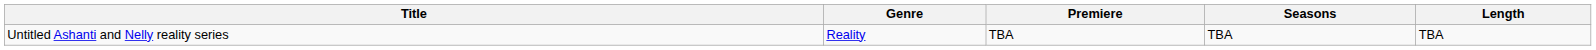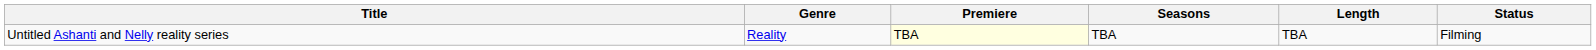+ column: (1514, 14)
(1001, 34) no background -> (906, 34) lightyellow background
